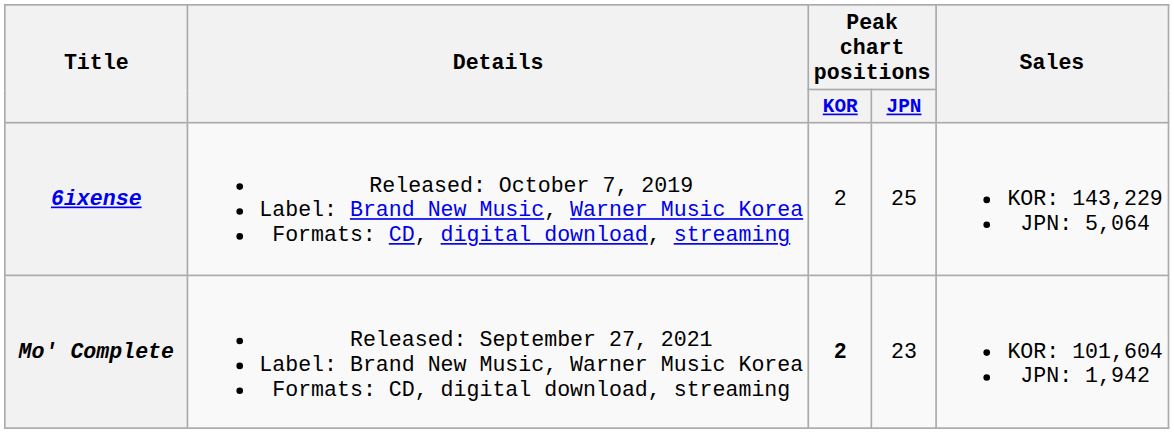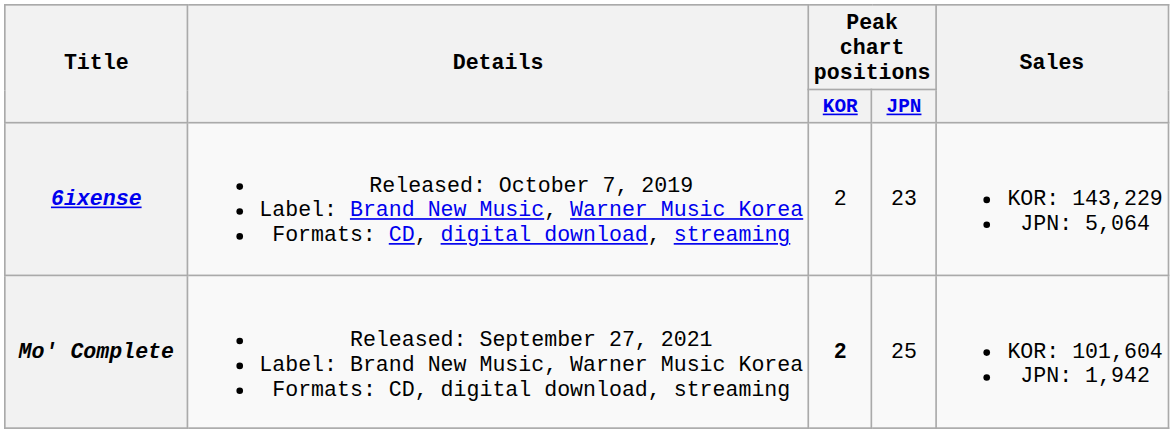(904, 199) 25 -> (904, 199) 23
(904, 352) 23 -> (904, 352) 25
